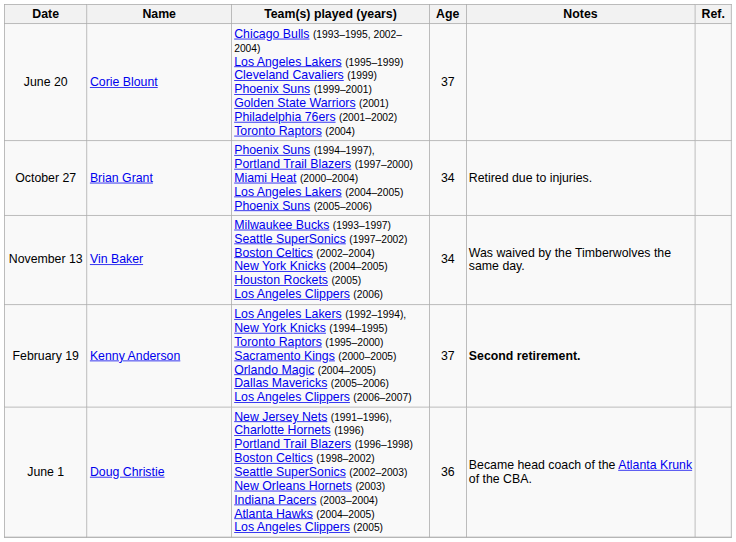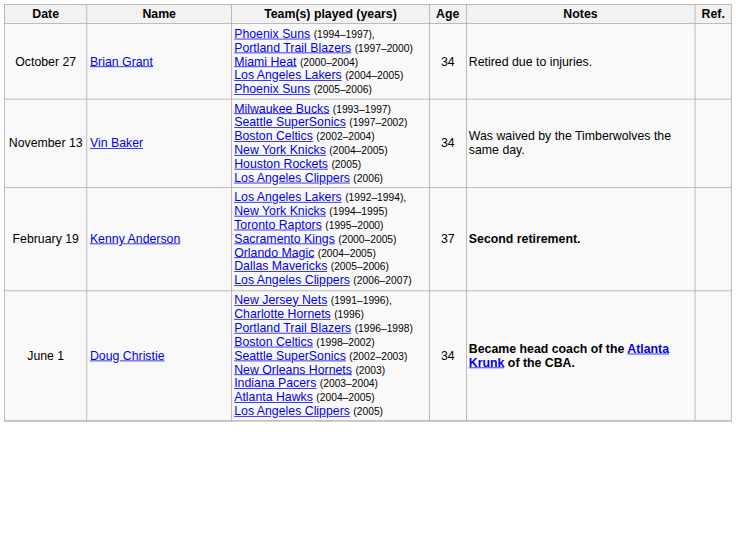- row: (46, 82)
(448, 472) 36 -> (448, 355) 34
(580, 472) normal -> (569, 355) bold
